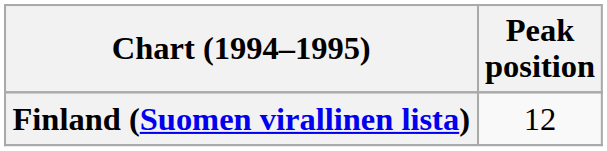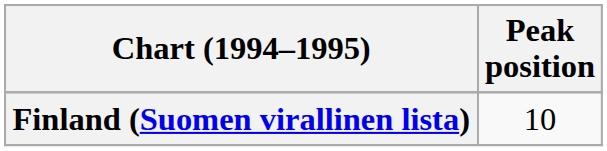(540, 118) 12 -> (540, 118) 10
